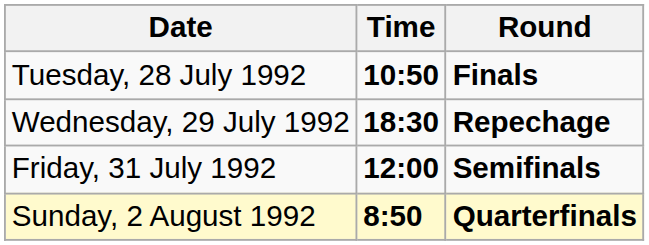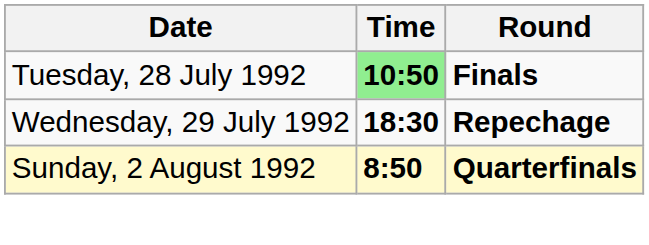(401, 74) no background -> (401, 74) lightgreen background
- row: (144, 168)
